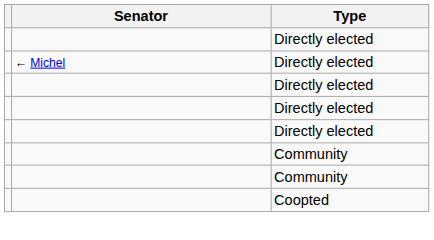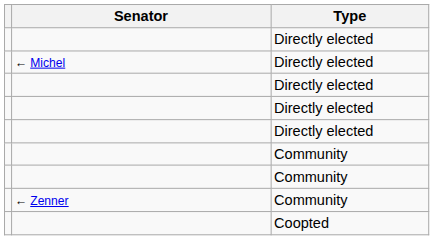+ row: (42, 201)
